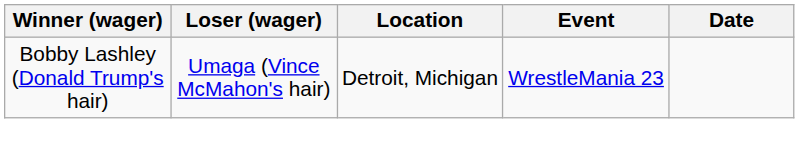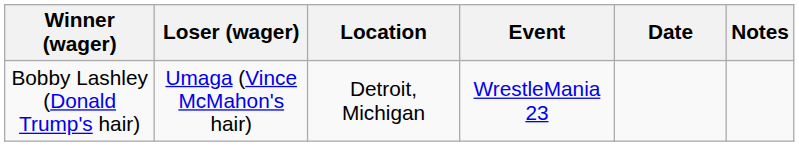+ column: (760, 32)
